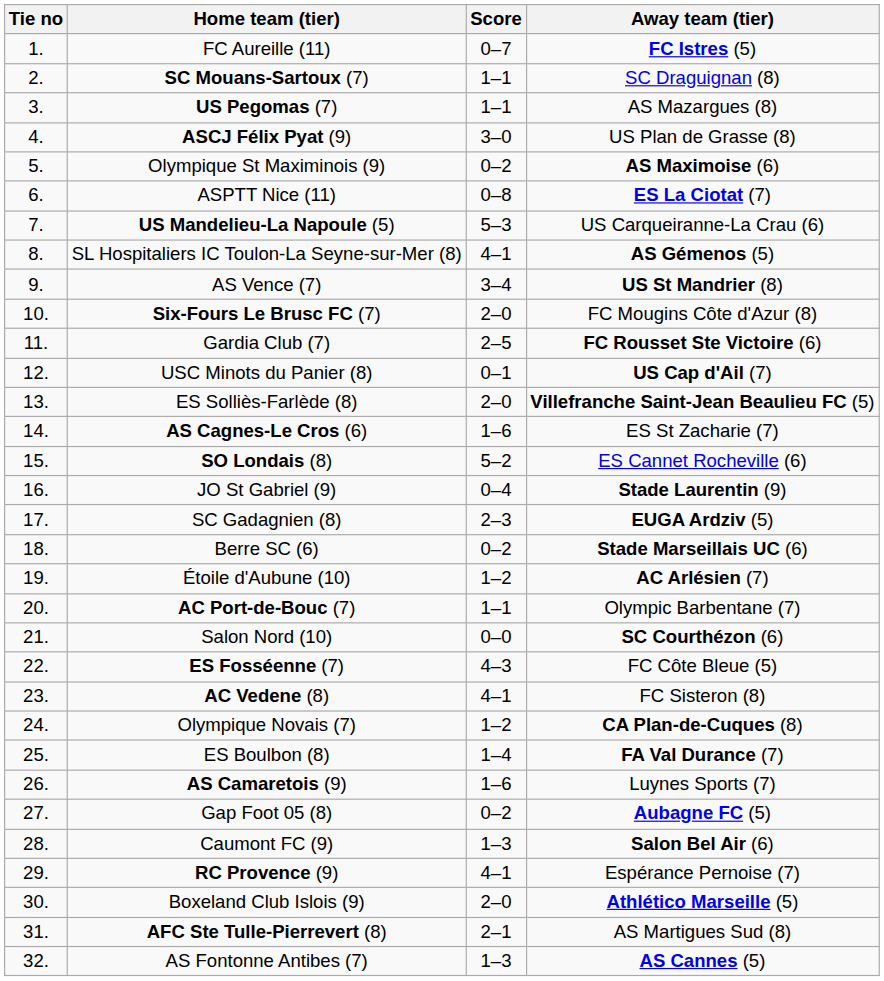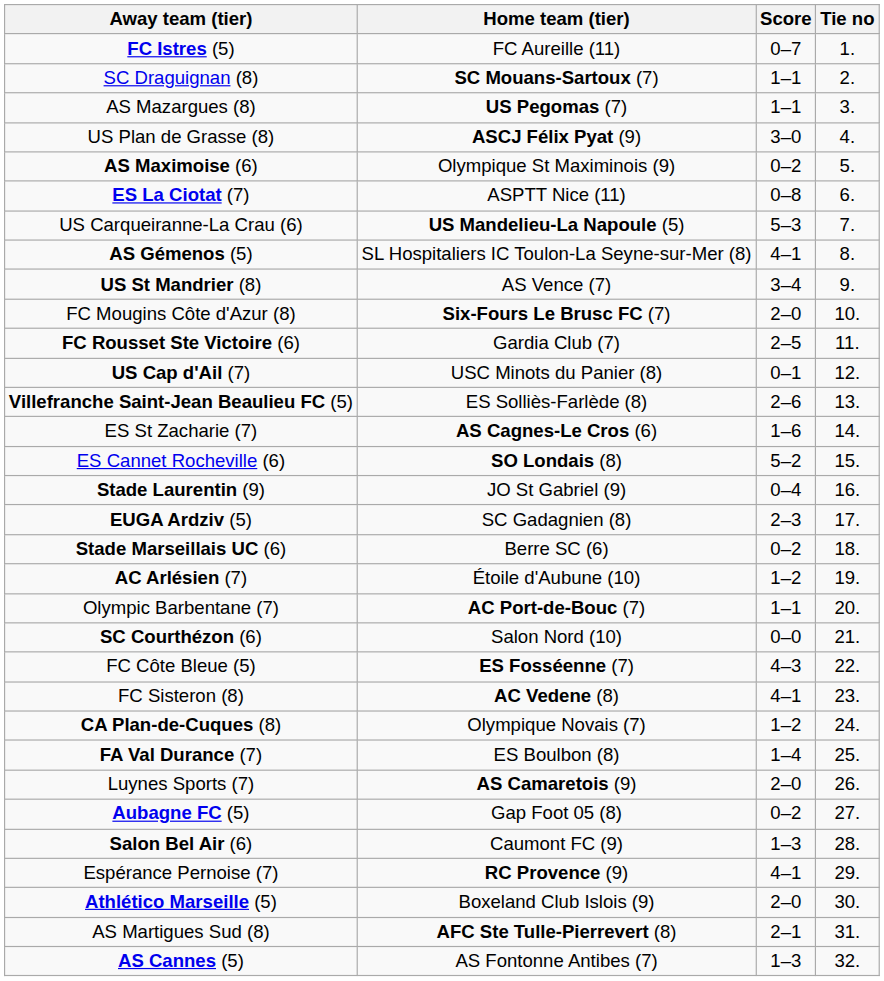columns swapped: (36, 19) <-> (702, 19)
(496, 401) 2–0 -> (786, 401) 2–6
(496, 784) 1–6 -> (786, 784) 2–0
